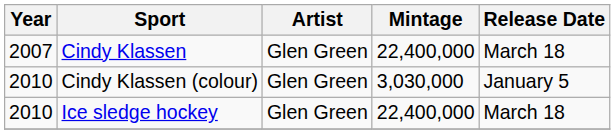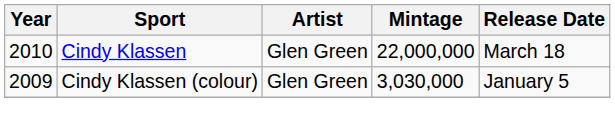(31, 50) 2007 -> (31, 50) 2010
(426, 50) 22,400,000 -> (426, 50) 22,000,000
(31, 81) 2010 -> (31, 81) 2009
- row: (140, 112)
